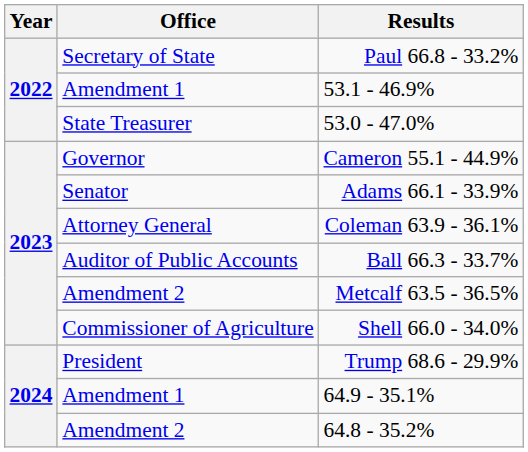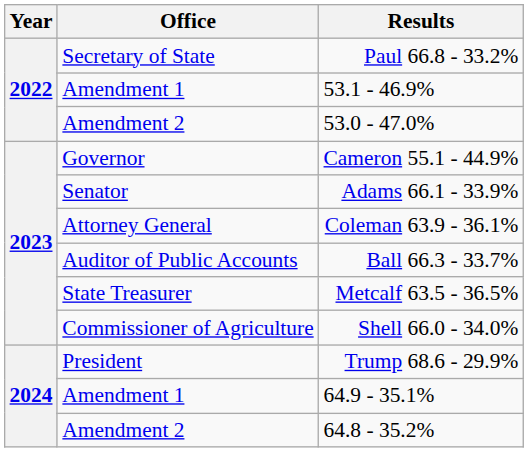(127, 123) State Treasurer -> (123, 123) Amendment 2
(123, 293) Amendment 2 -> (127, 293) State Treasurer
